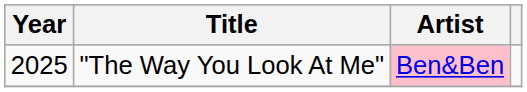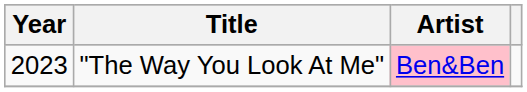(39, 65) 2025 -> (39, 65) 2023
